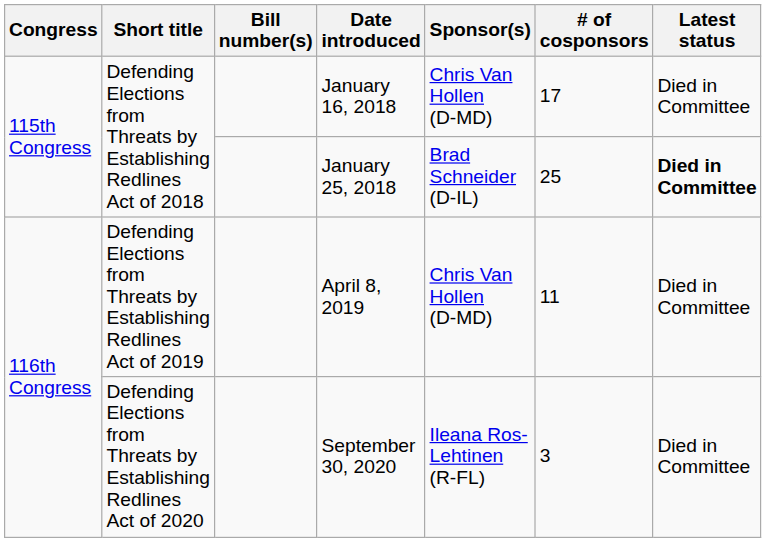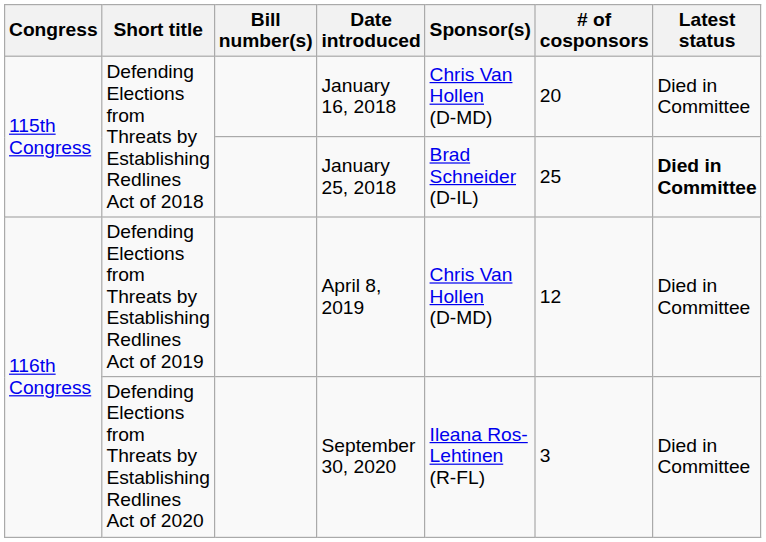(550, 96) 17 -> (550, 96) 20
(550, 296) 11 -> (550, 296) 12
